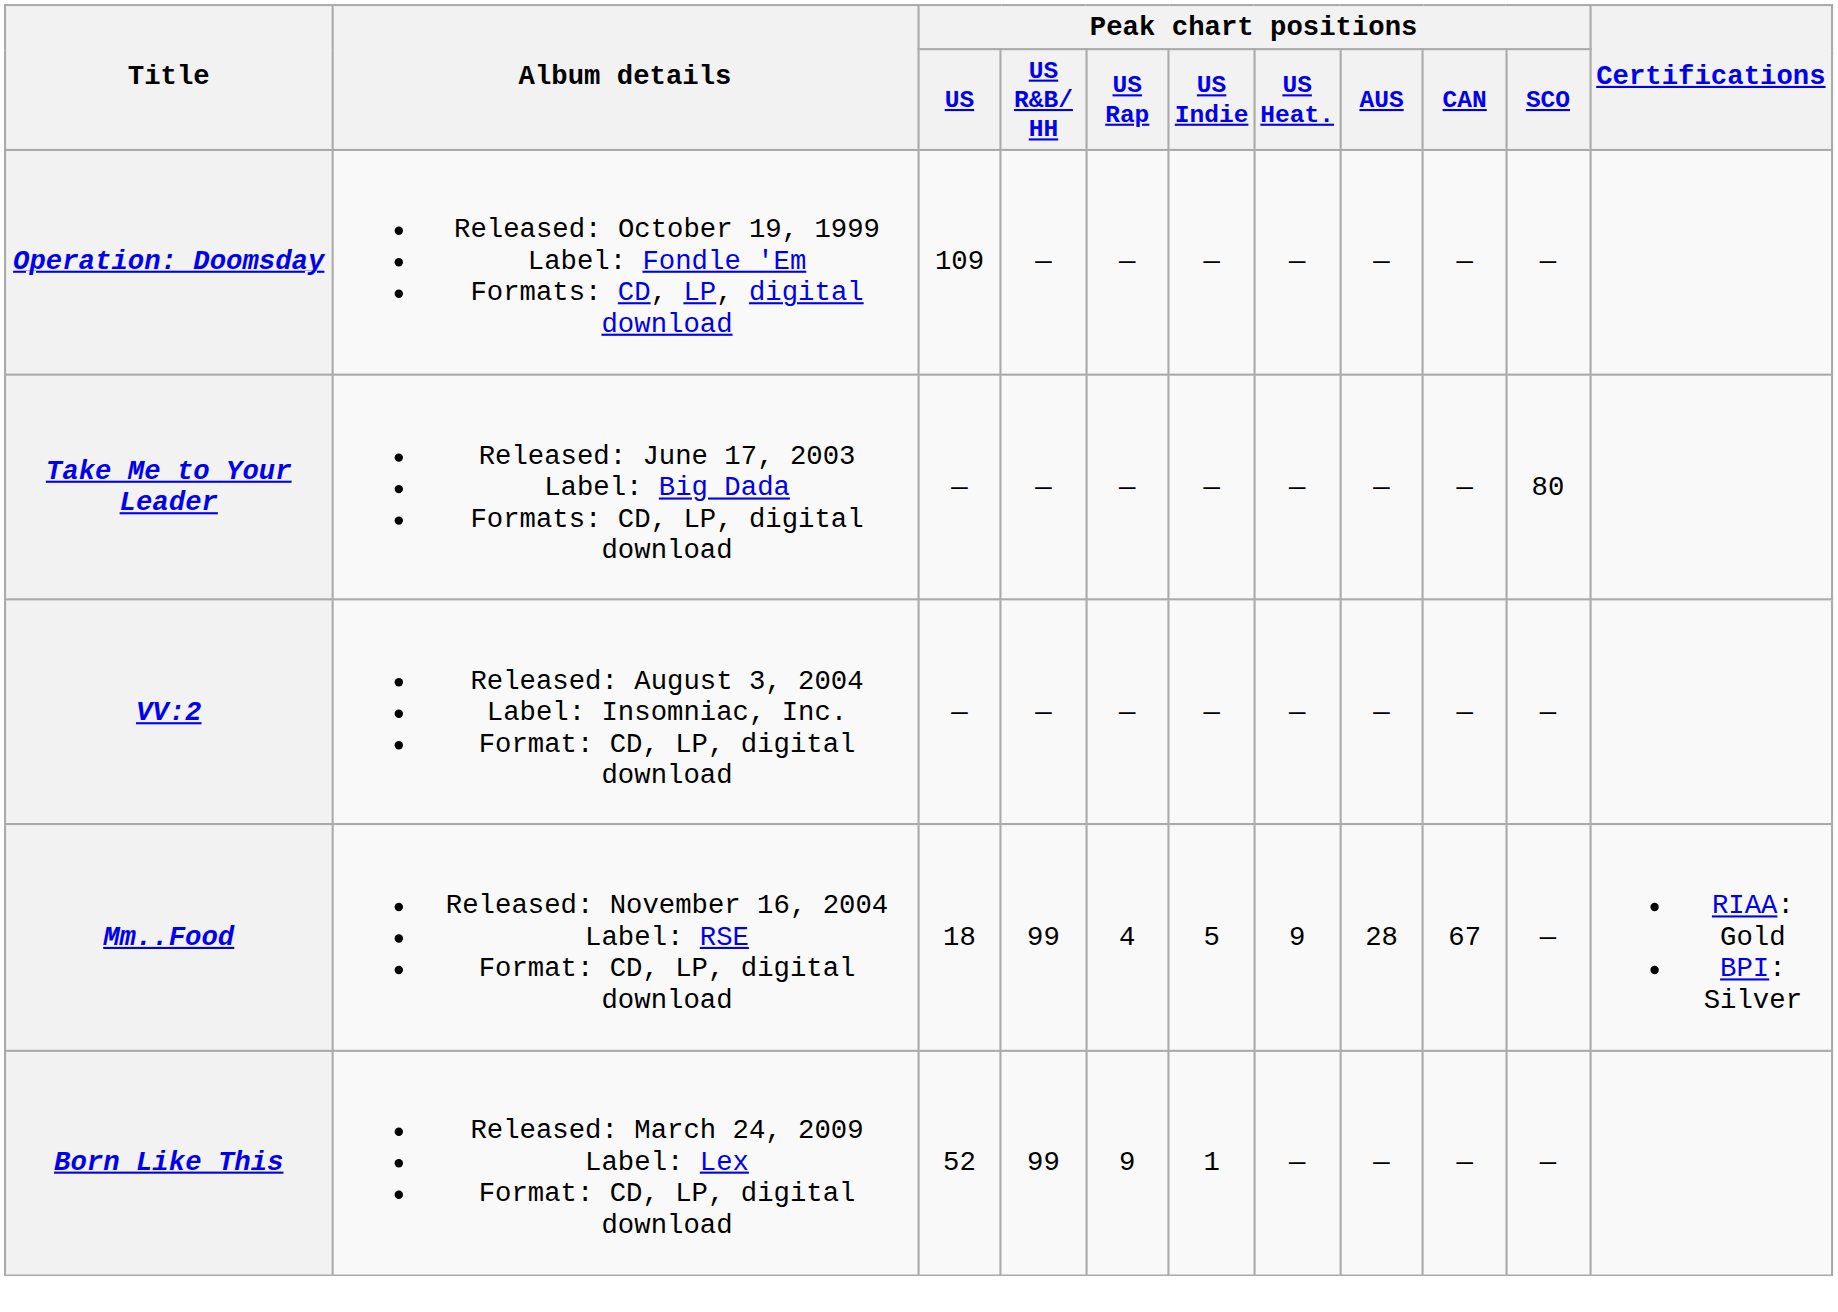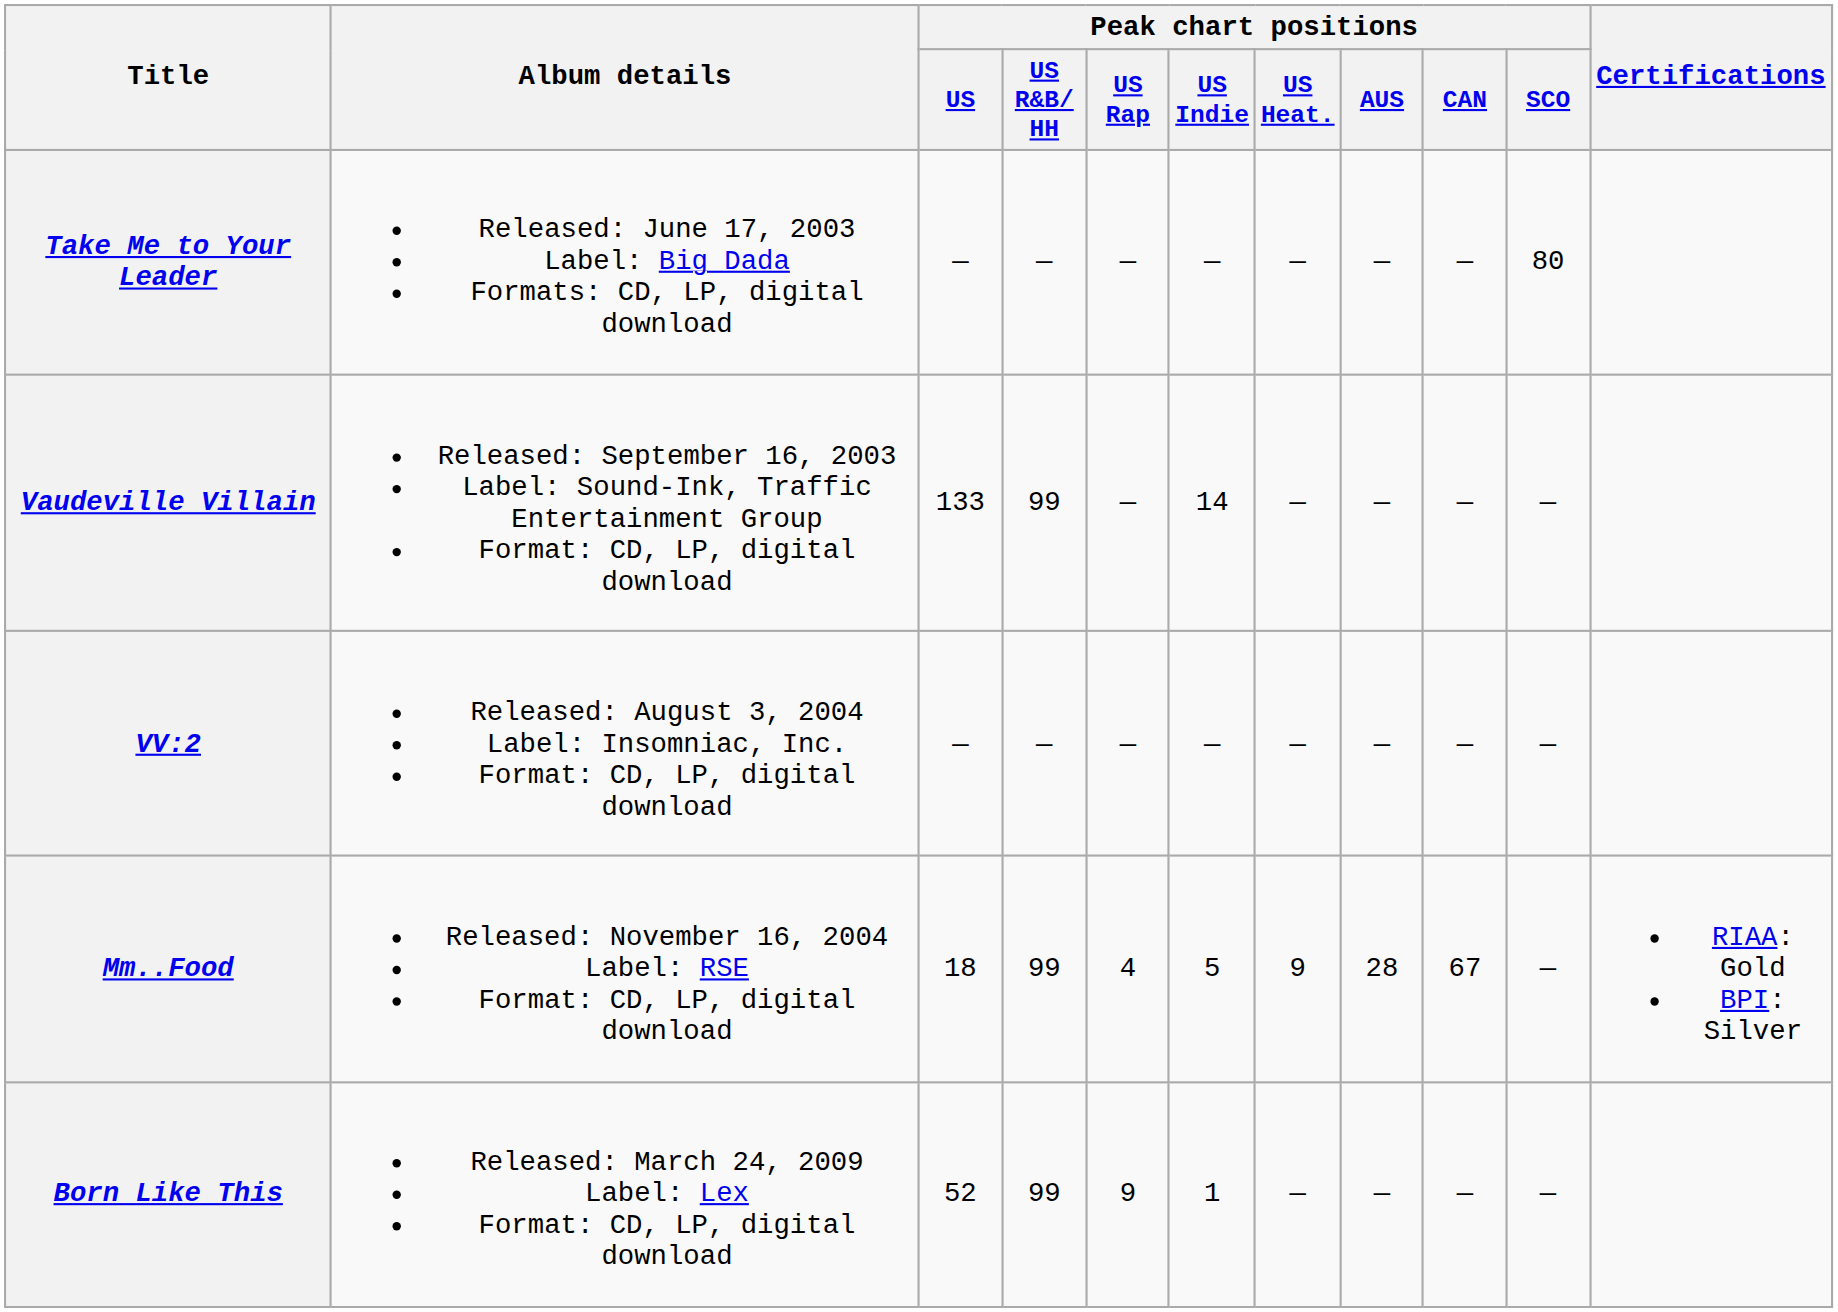- row: (169, 262)
+ row: (168, 503)
